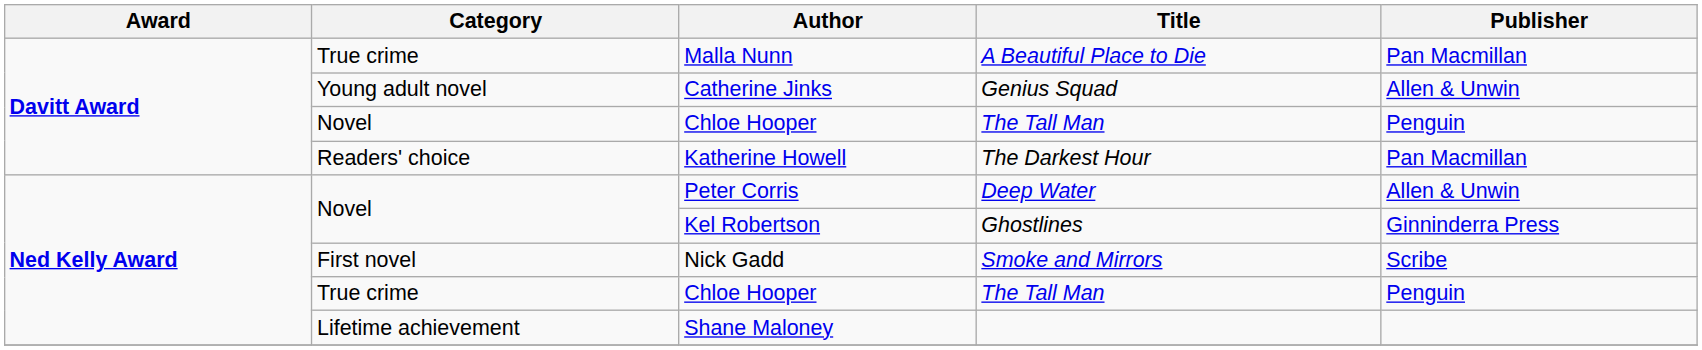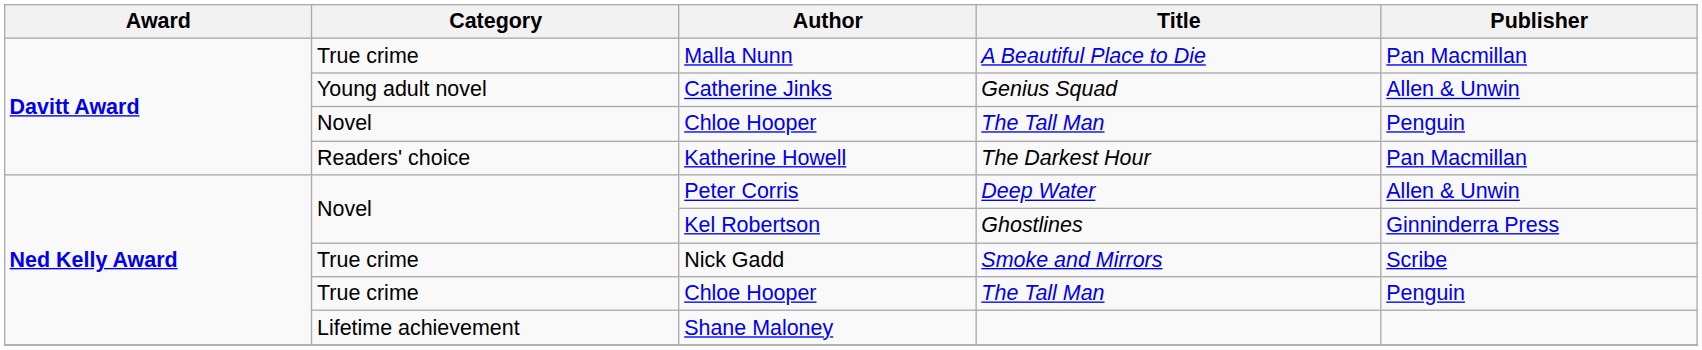(366, 259) First novel -> (368, 259) True crime
